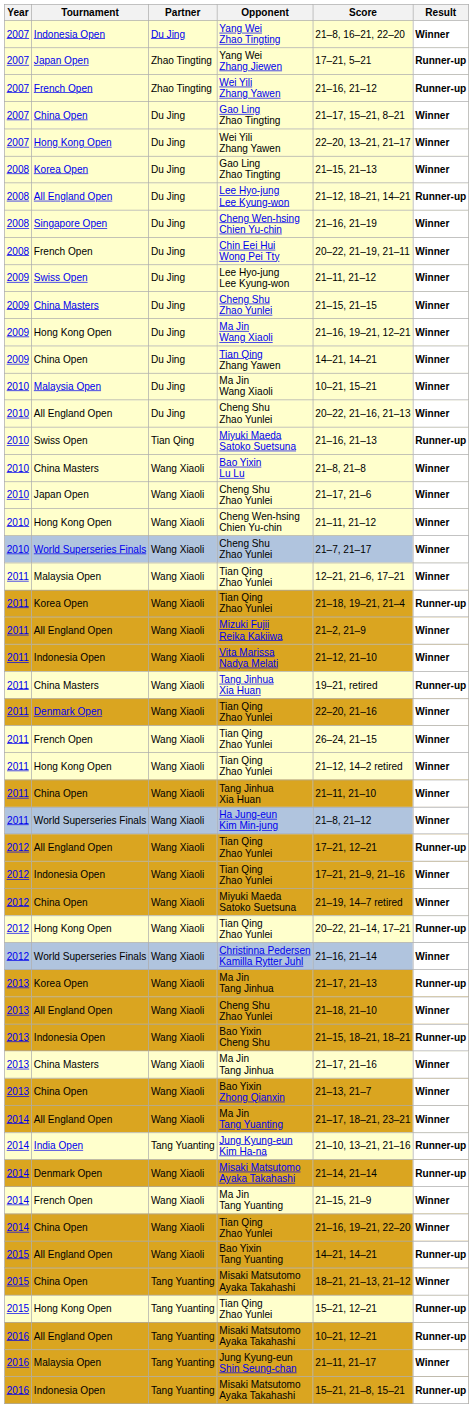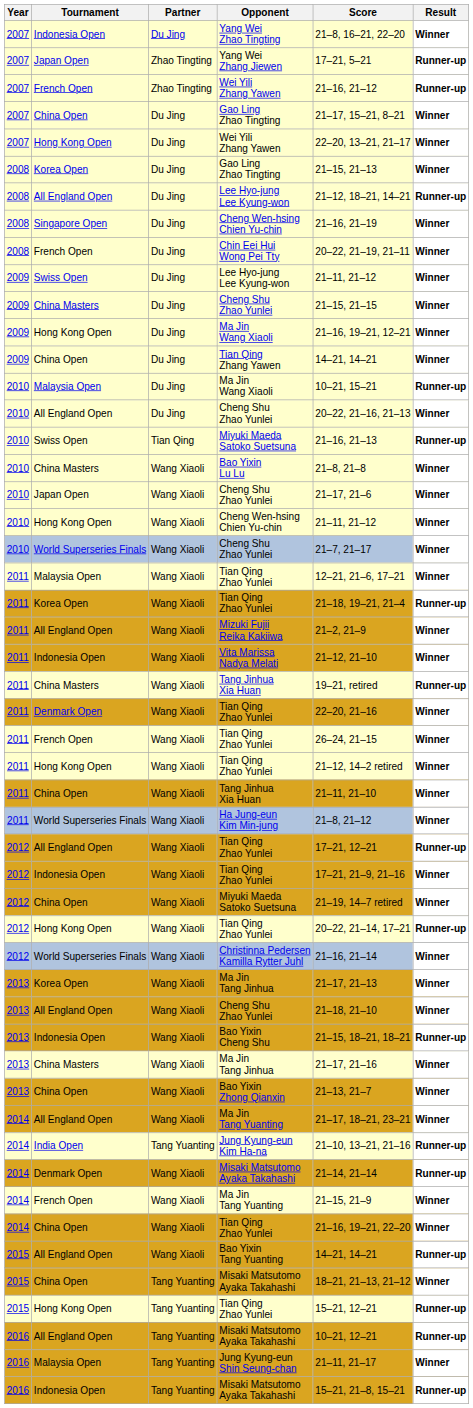(432, 387) Winner -> (441, 387) Runner-up
(441, 984) Runner-up -> (432, 984) Winner
